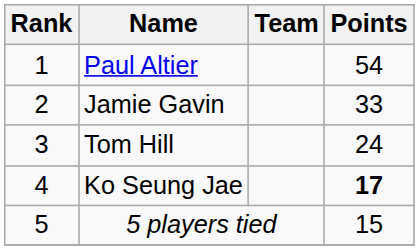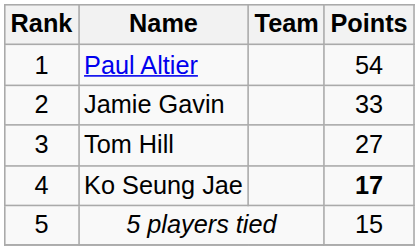(369, 144) 24 -> (369, 144) 27
